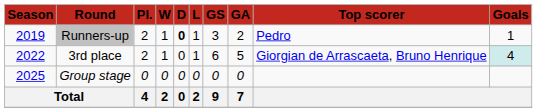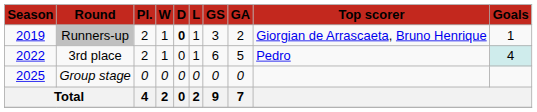(273, 35) Pedro -> (371, 35) Giorgian de Arrascaeta, Bruno Henrique
(371, 55) Giorgian de Arrascaeta, Bruno Henrique -> (273, 55) Pedro
